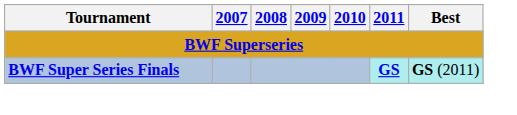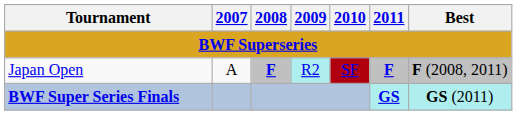+ row: (46, 70)
